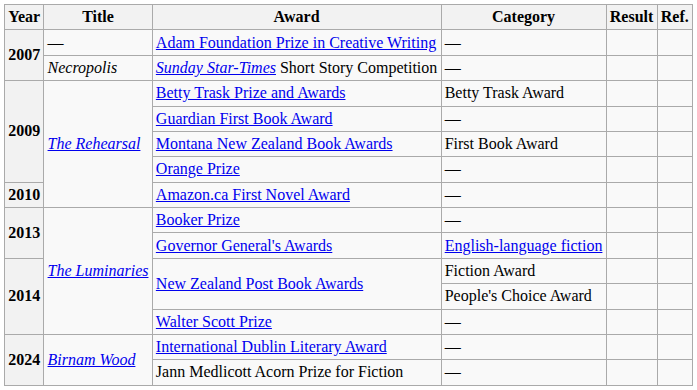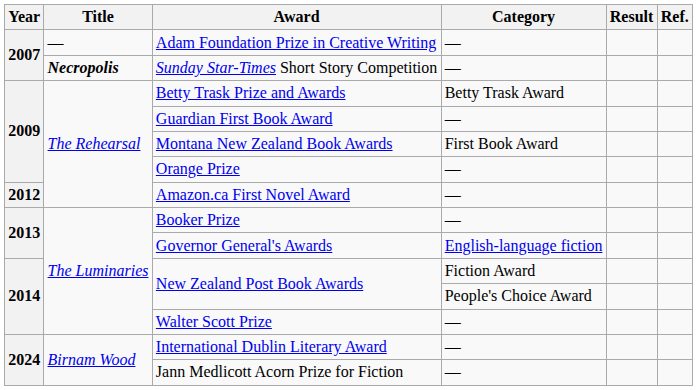(82, 67) normal -> (83, 67) bold
(24, 194) 2010 -> (24, 194) 2012
